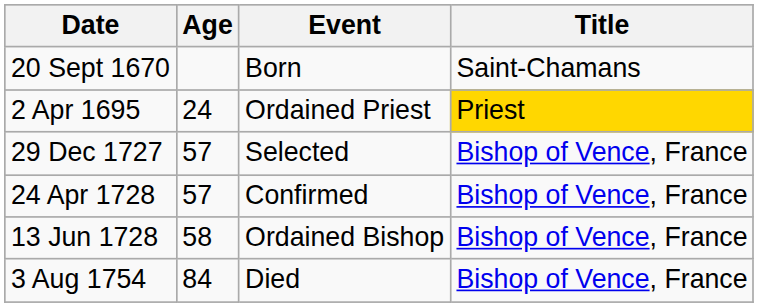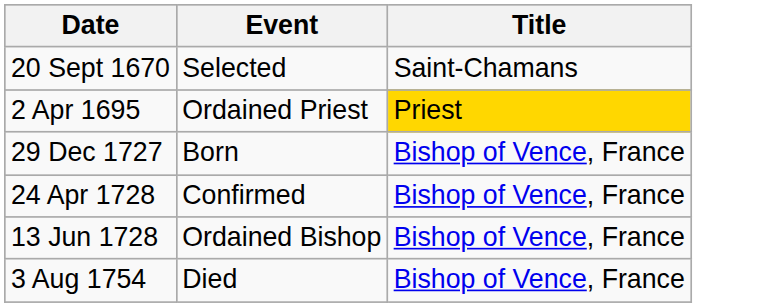- column: (208, 25)
(273, 68) Born -> (234, 68) Selected
(297, 152) Selected -> (211, 152) Born
